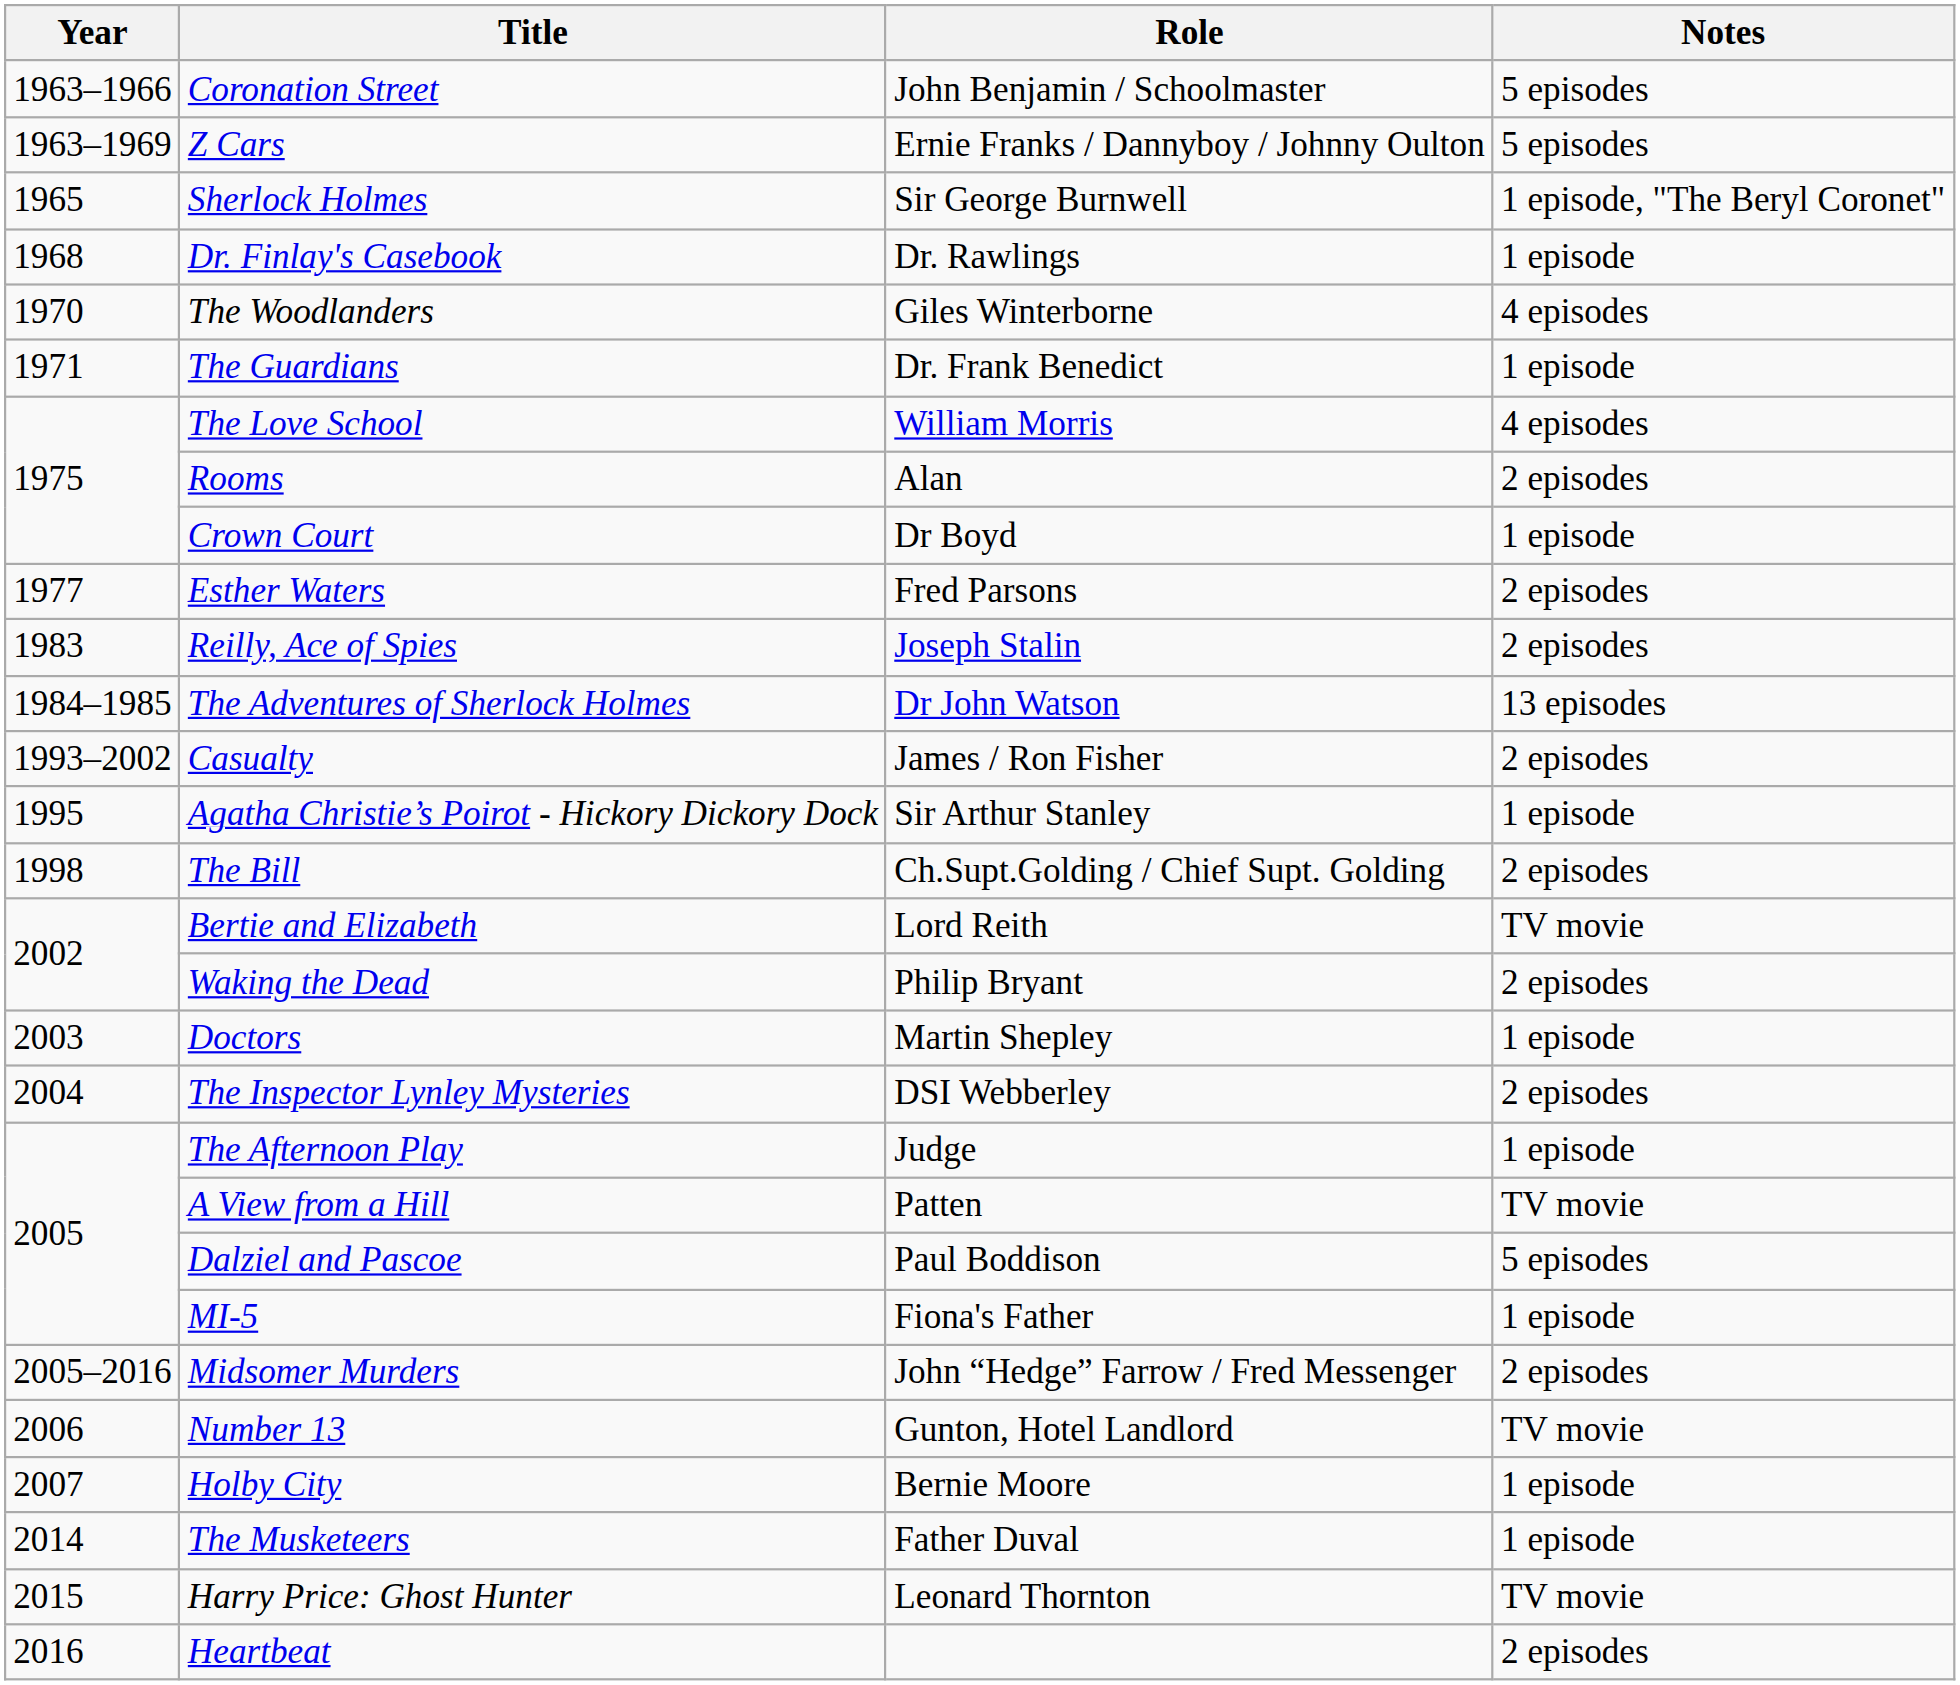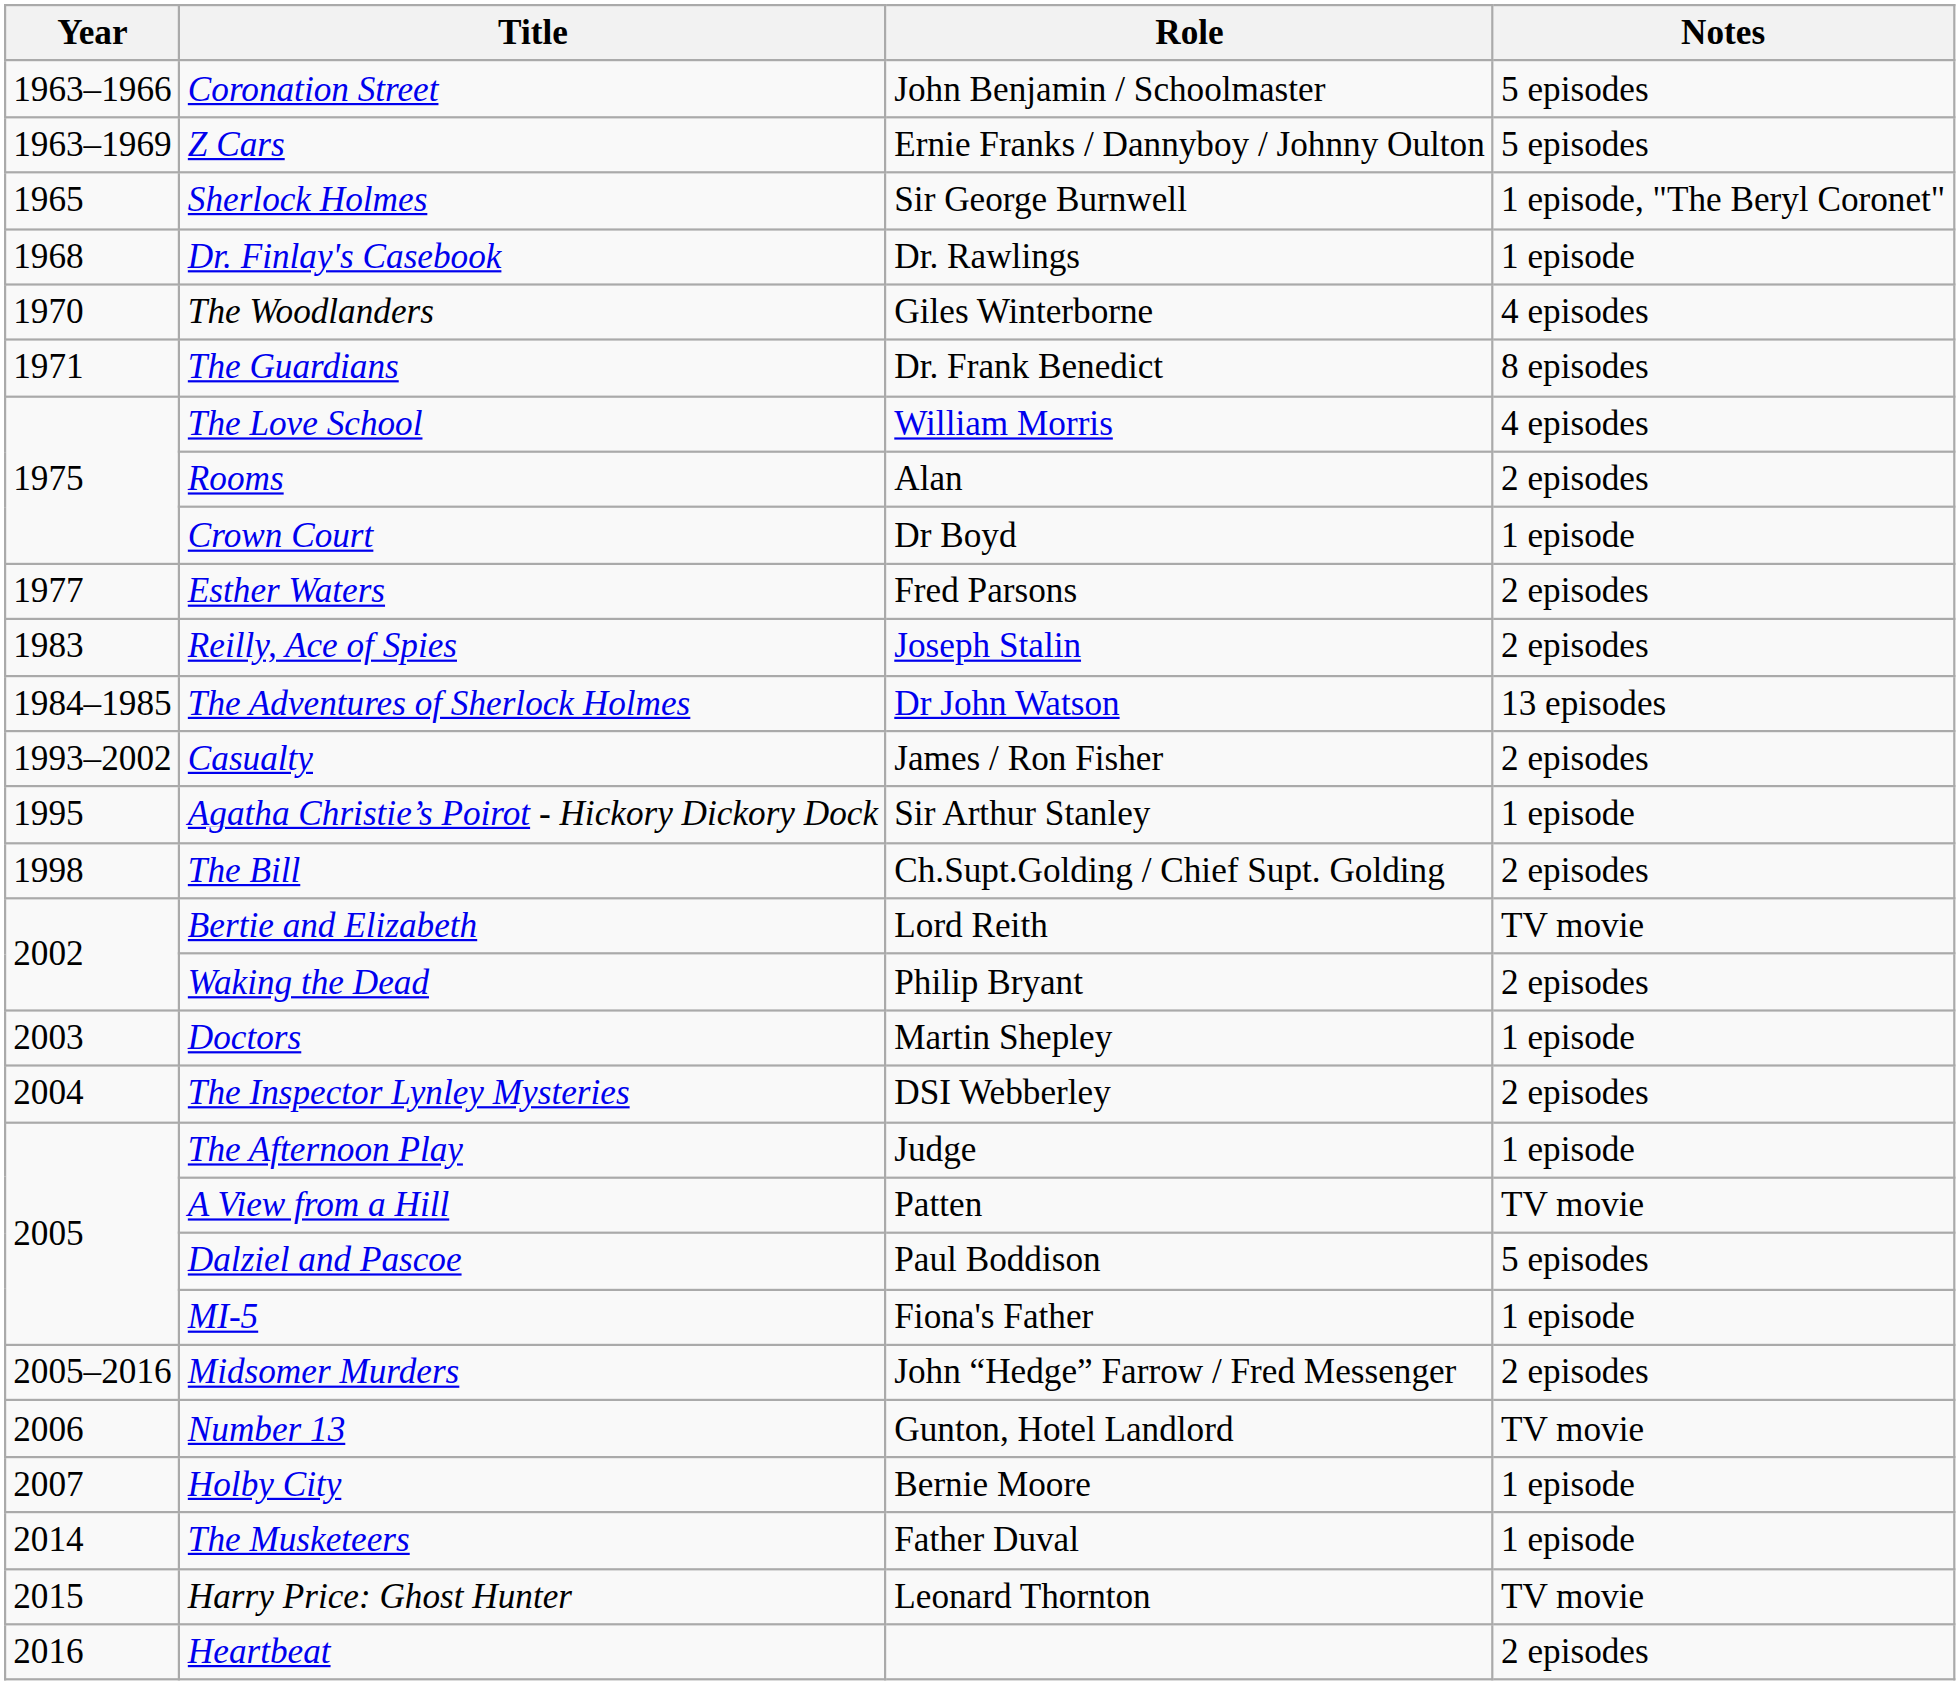(1568, 367) 1 episode -> (1575, 367) 8 episodes
